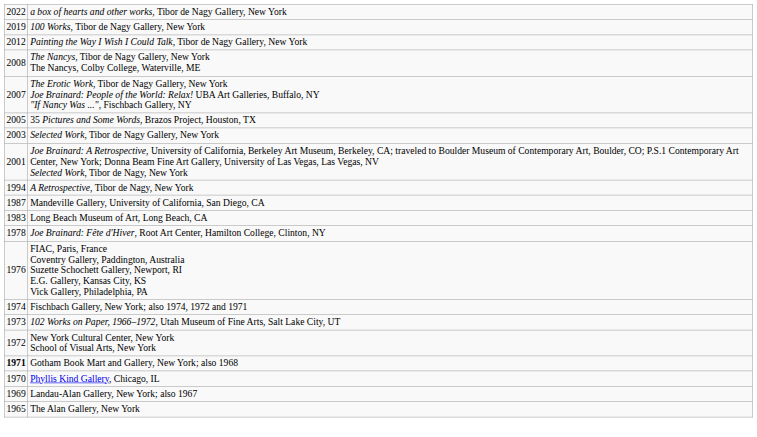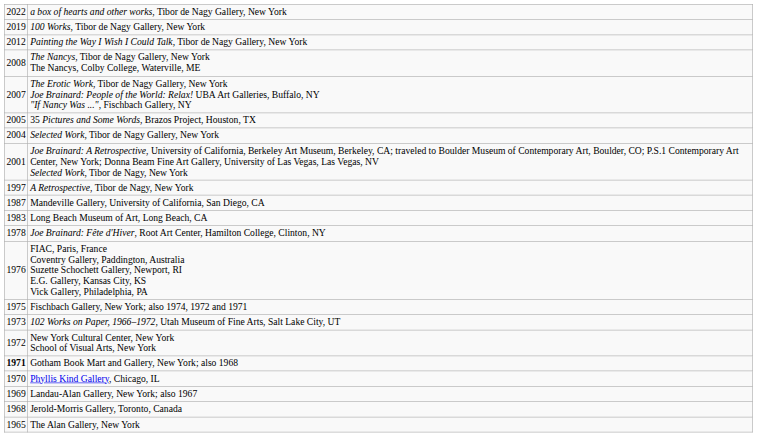(16, 135) 2003 -> (16, 135) 2004
(16, 187) 1994 -> (16, 187) 1997
(16, 307) 1974 -> (16, 307) 1975
+ row: (106, 409)
